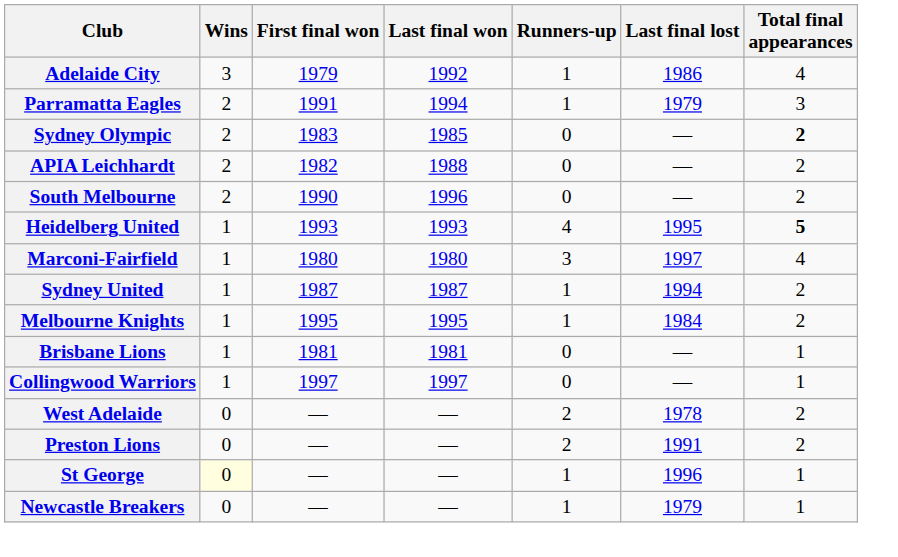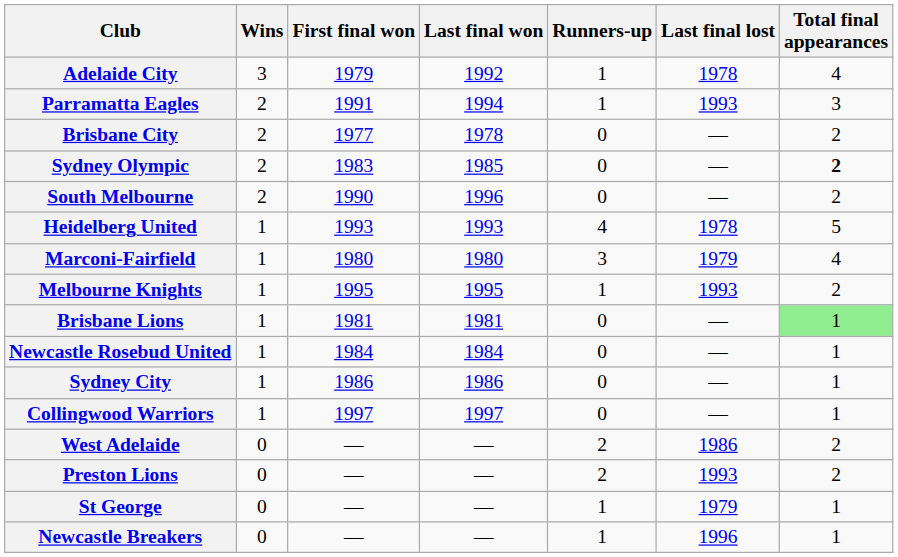(682, 72) 1986 -> (718, 72) 1978
(682, 103) 1979 -> (718, 103) 1993
+ row: (120, 134)
- row: (102, 165)
(682, 227) 1995 -> (718, 227) 1978
(800, 227) bold -> (836, 227) normal
(682, 258) 1997 -> (718, 258) 1979
- row: (102, 289)
(682, 320) 1984 -> (718, 289) 1993
(800, 351) no background -> (836, 320) lightgreen background
+ row: (120, 351)
+ row: (120, 382)
(682, 413) 1978 -> (718, 444) 1986
(682, 444) 1991 -> (718, 475) 1993
(226, 475) lightyellow background -> (262, 506) no background
(682, 475) 1996 -> (718, 506) 1979
(682, 506) 1979 -> (718, 537) 1996
